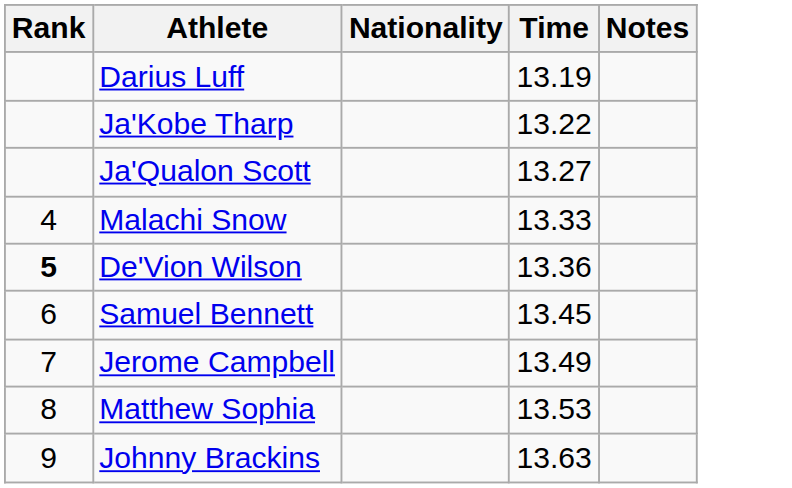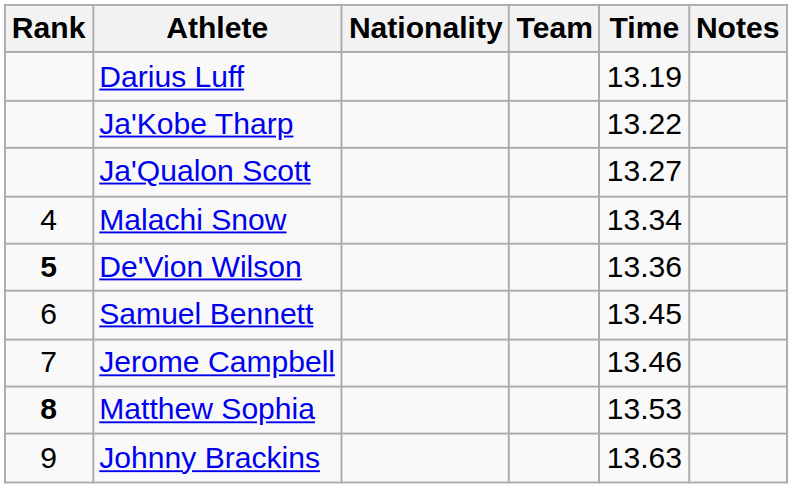+ column: (555, 28)
(554, 219) 13.33 -> (644, 219) 13.34
(554, 362) 13.49 -> (644, 362) 13.46
(49, 409) normal -> (49, 409) bold
